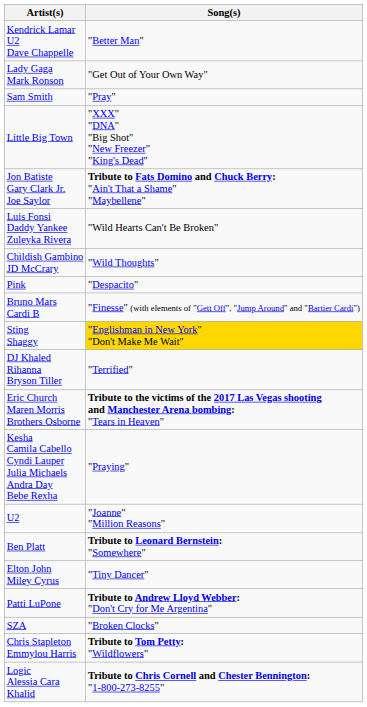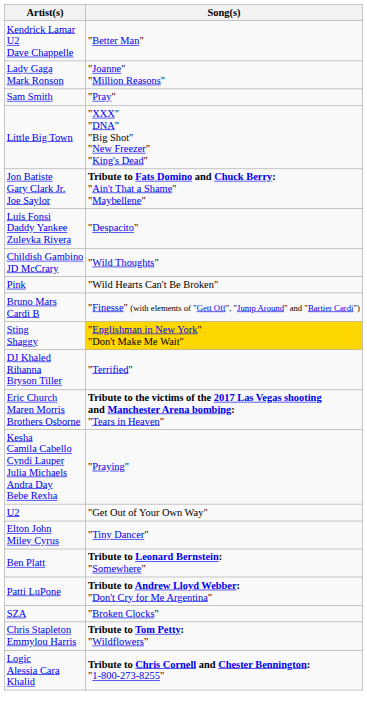(148, 74) "Get Out of Your Own Way" -> (127, 74) "Joanne" "Million Reasons"
(153, 228) "Wild Hearts Can't Be Broken" -> (113, 228) "Despacito"
(113, 285) "Despacito" -> (153, 285) "Wild Hearts Can't Be Broken"
(127, 518) "Joanne" "Million Reasons" -> (148, 512) "Get Out of Your Own Way"
rows swapped: (33, 574) <-> (26, 546)
